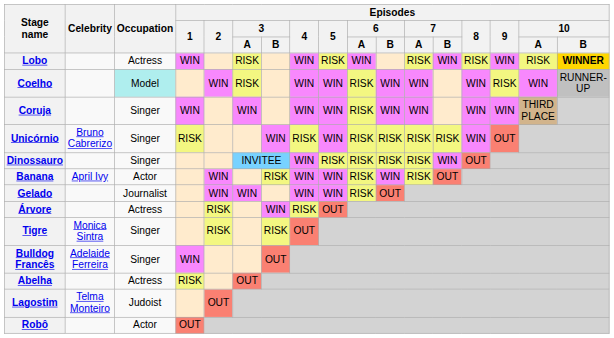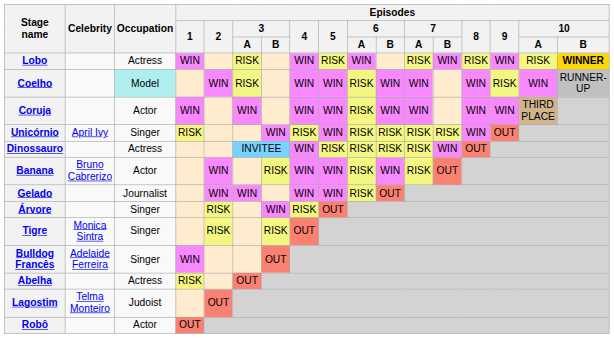(145, 111) Singer -> (145, 111) Actor
(90, 138) Bruno Cabrerizo -> (90, 133) April Ivy
(145, 160) Singer -> (145, 149) Actress
(90, 177) April Ivy -> (90, 171) Bruno Cabrerizo
(145, 209) Actress -> (145, 209) Singer
